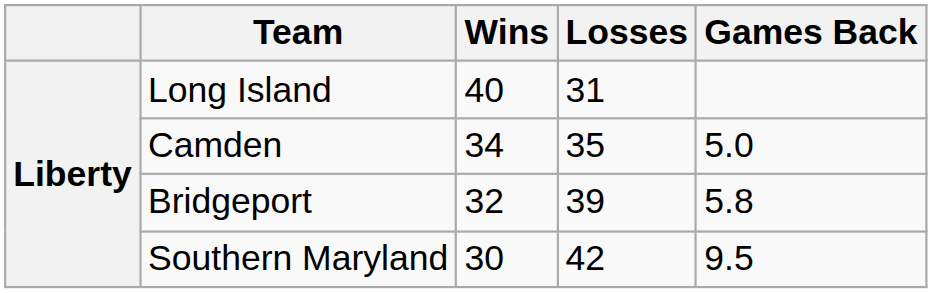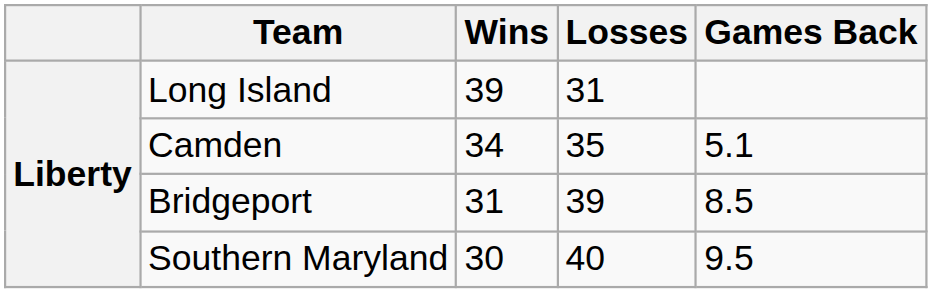(484, 88) 40 -> (484, 88) 39
(729, 145) 5.0 -> (729, 145) 5.1
(484, 201) 32 -> (484, 201) 31
(729, 201) 5.8 -> (729, 201) 8.5
(585, 257) 42 -> (585, 257) 40
